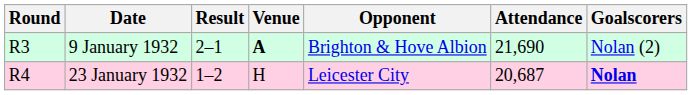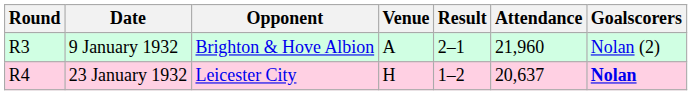columns swapped: (397, 18) <-> (220, 18)
(259, 47) bold -> (389, 47) normal
(520, 47) 21,690 -> (520, 47) 21,960
(520, 75) 20,687 -> (520, 75) 20,637
